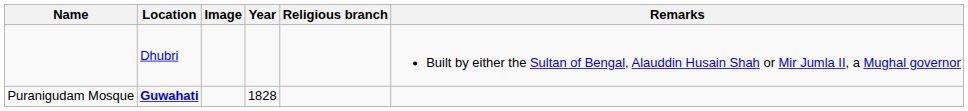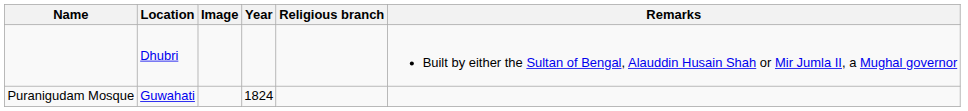(169, 96) bold -> (168, 96) normal
(262, 96) 1828 -> (259, 96) 1824
